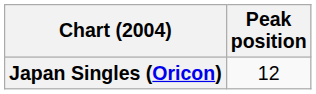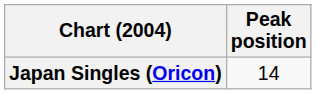(269, 72) 12 -> (269, 72) 14
